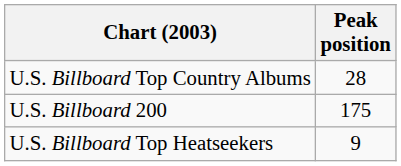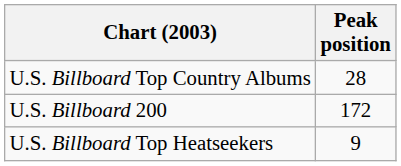(356, 110) 175 -> (356, 110) 172
